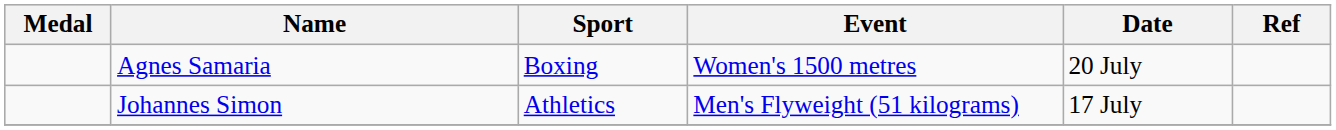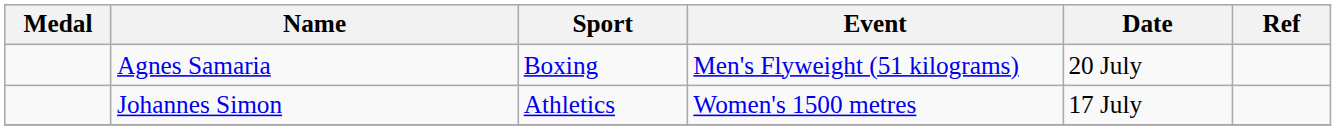(805, 64) Women's 1500 metres -> (856, 64) Men's Flyweight (51 kilograms)
(856, 104) Men's Flyweight (51 kilograms) -> (805, 104) Women's 1500 metres
